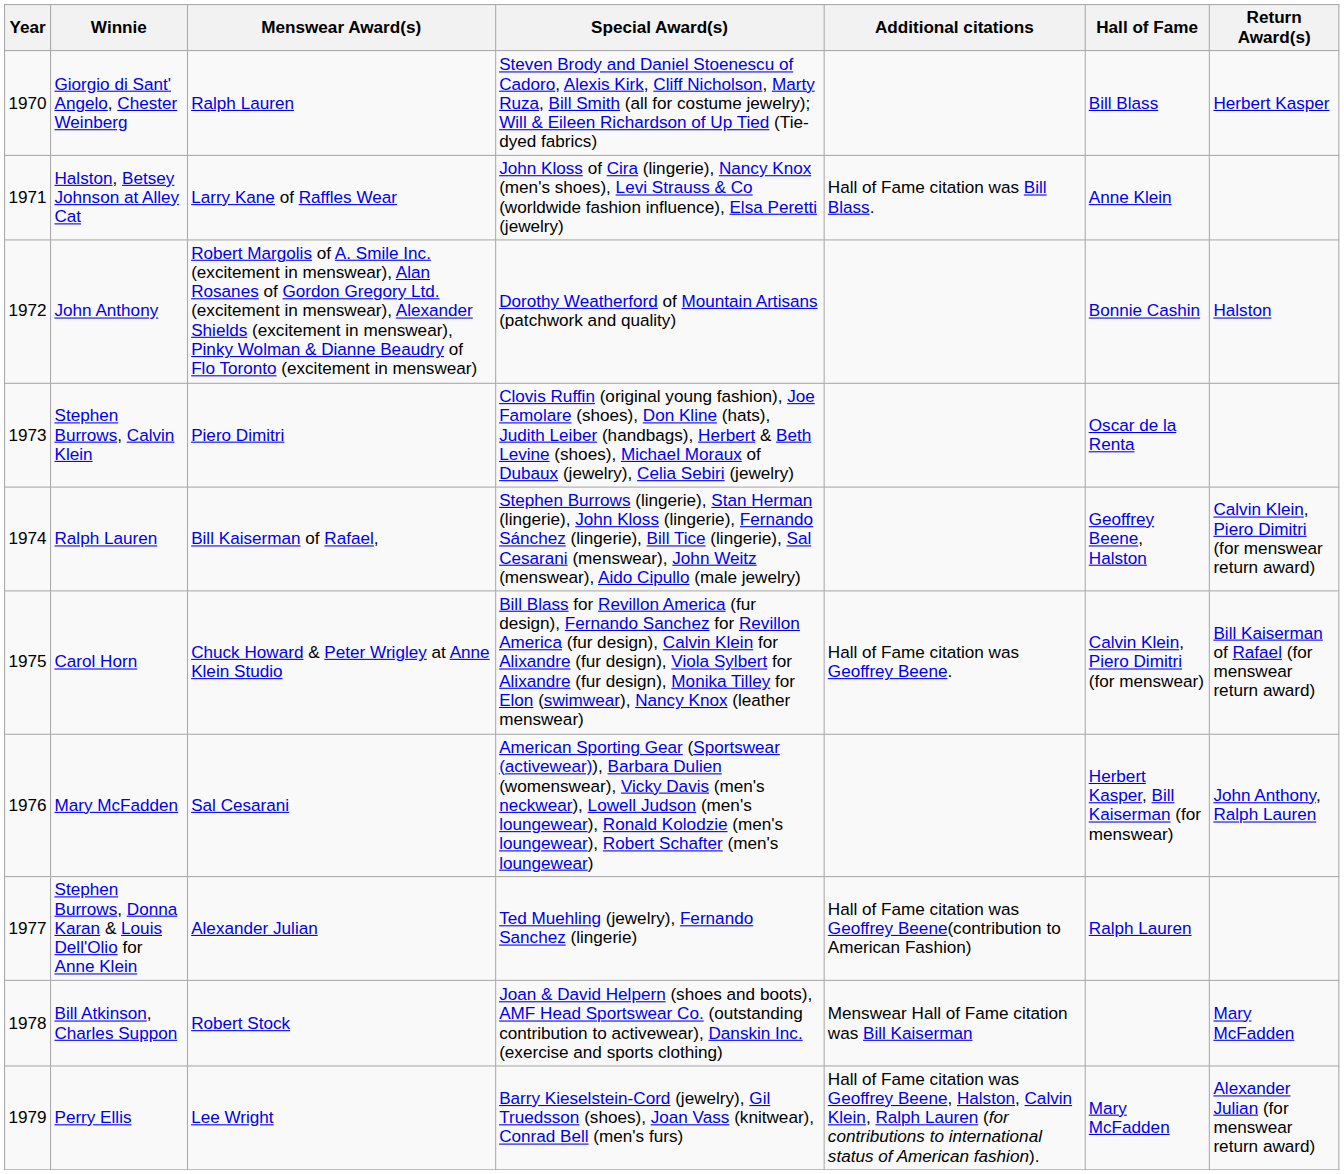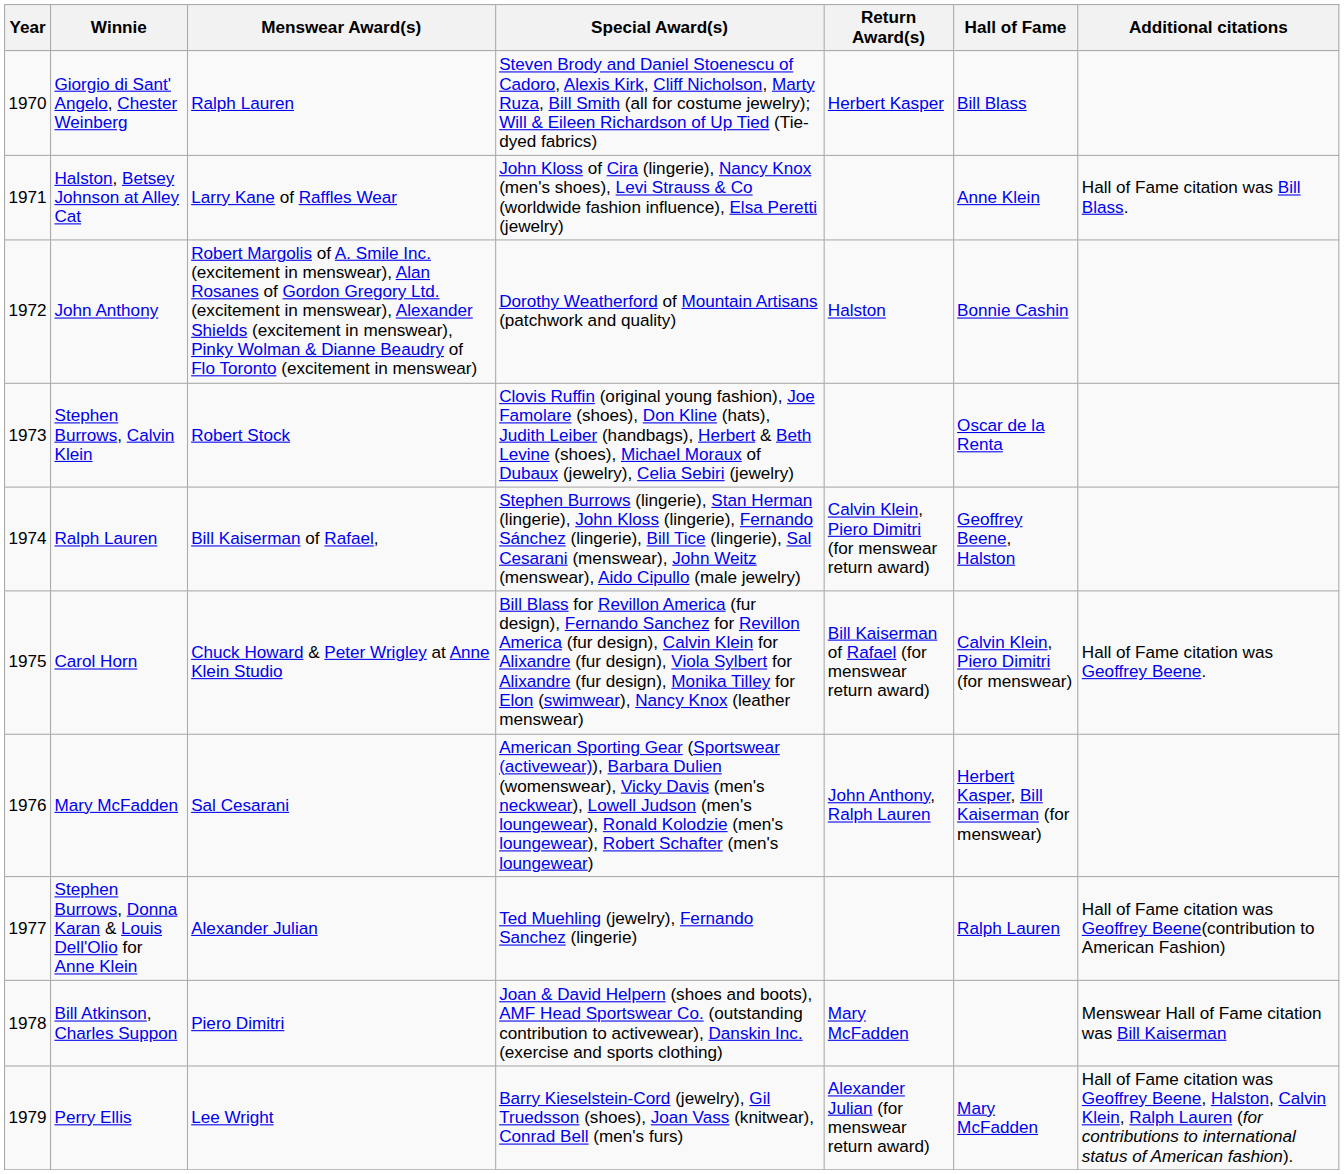columns swapped: (1274, 27) <-> (954, 27)
(238, 434) Piero Dimitri -> (241, 434) Robert Stock
(241, 1023) Robert Stock -> (238, 1023) Piero Dimitri
